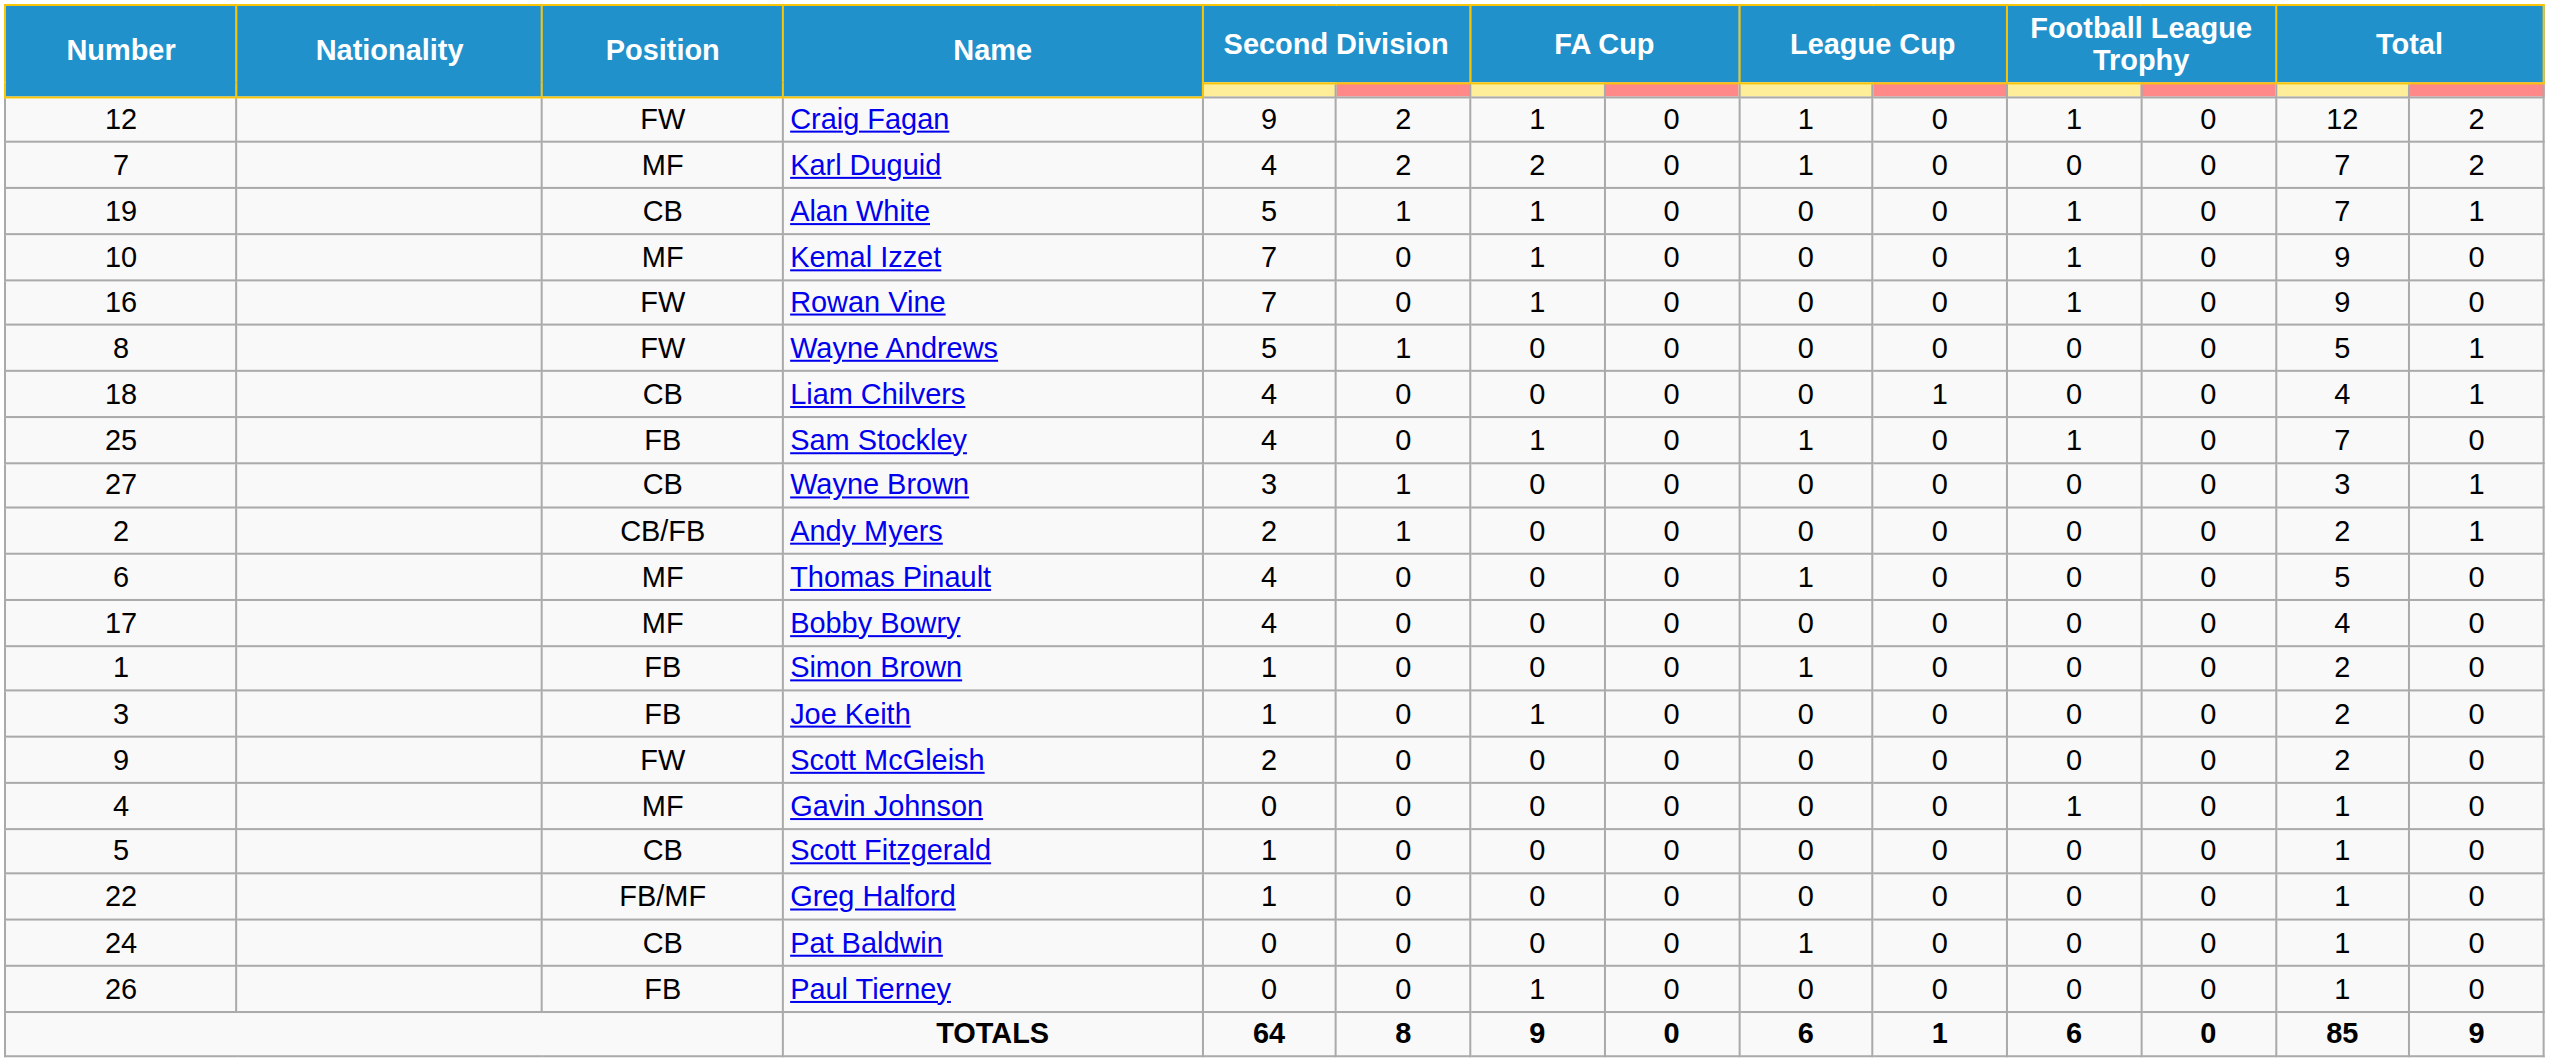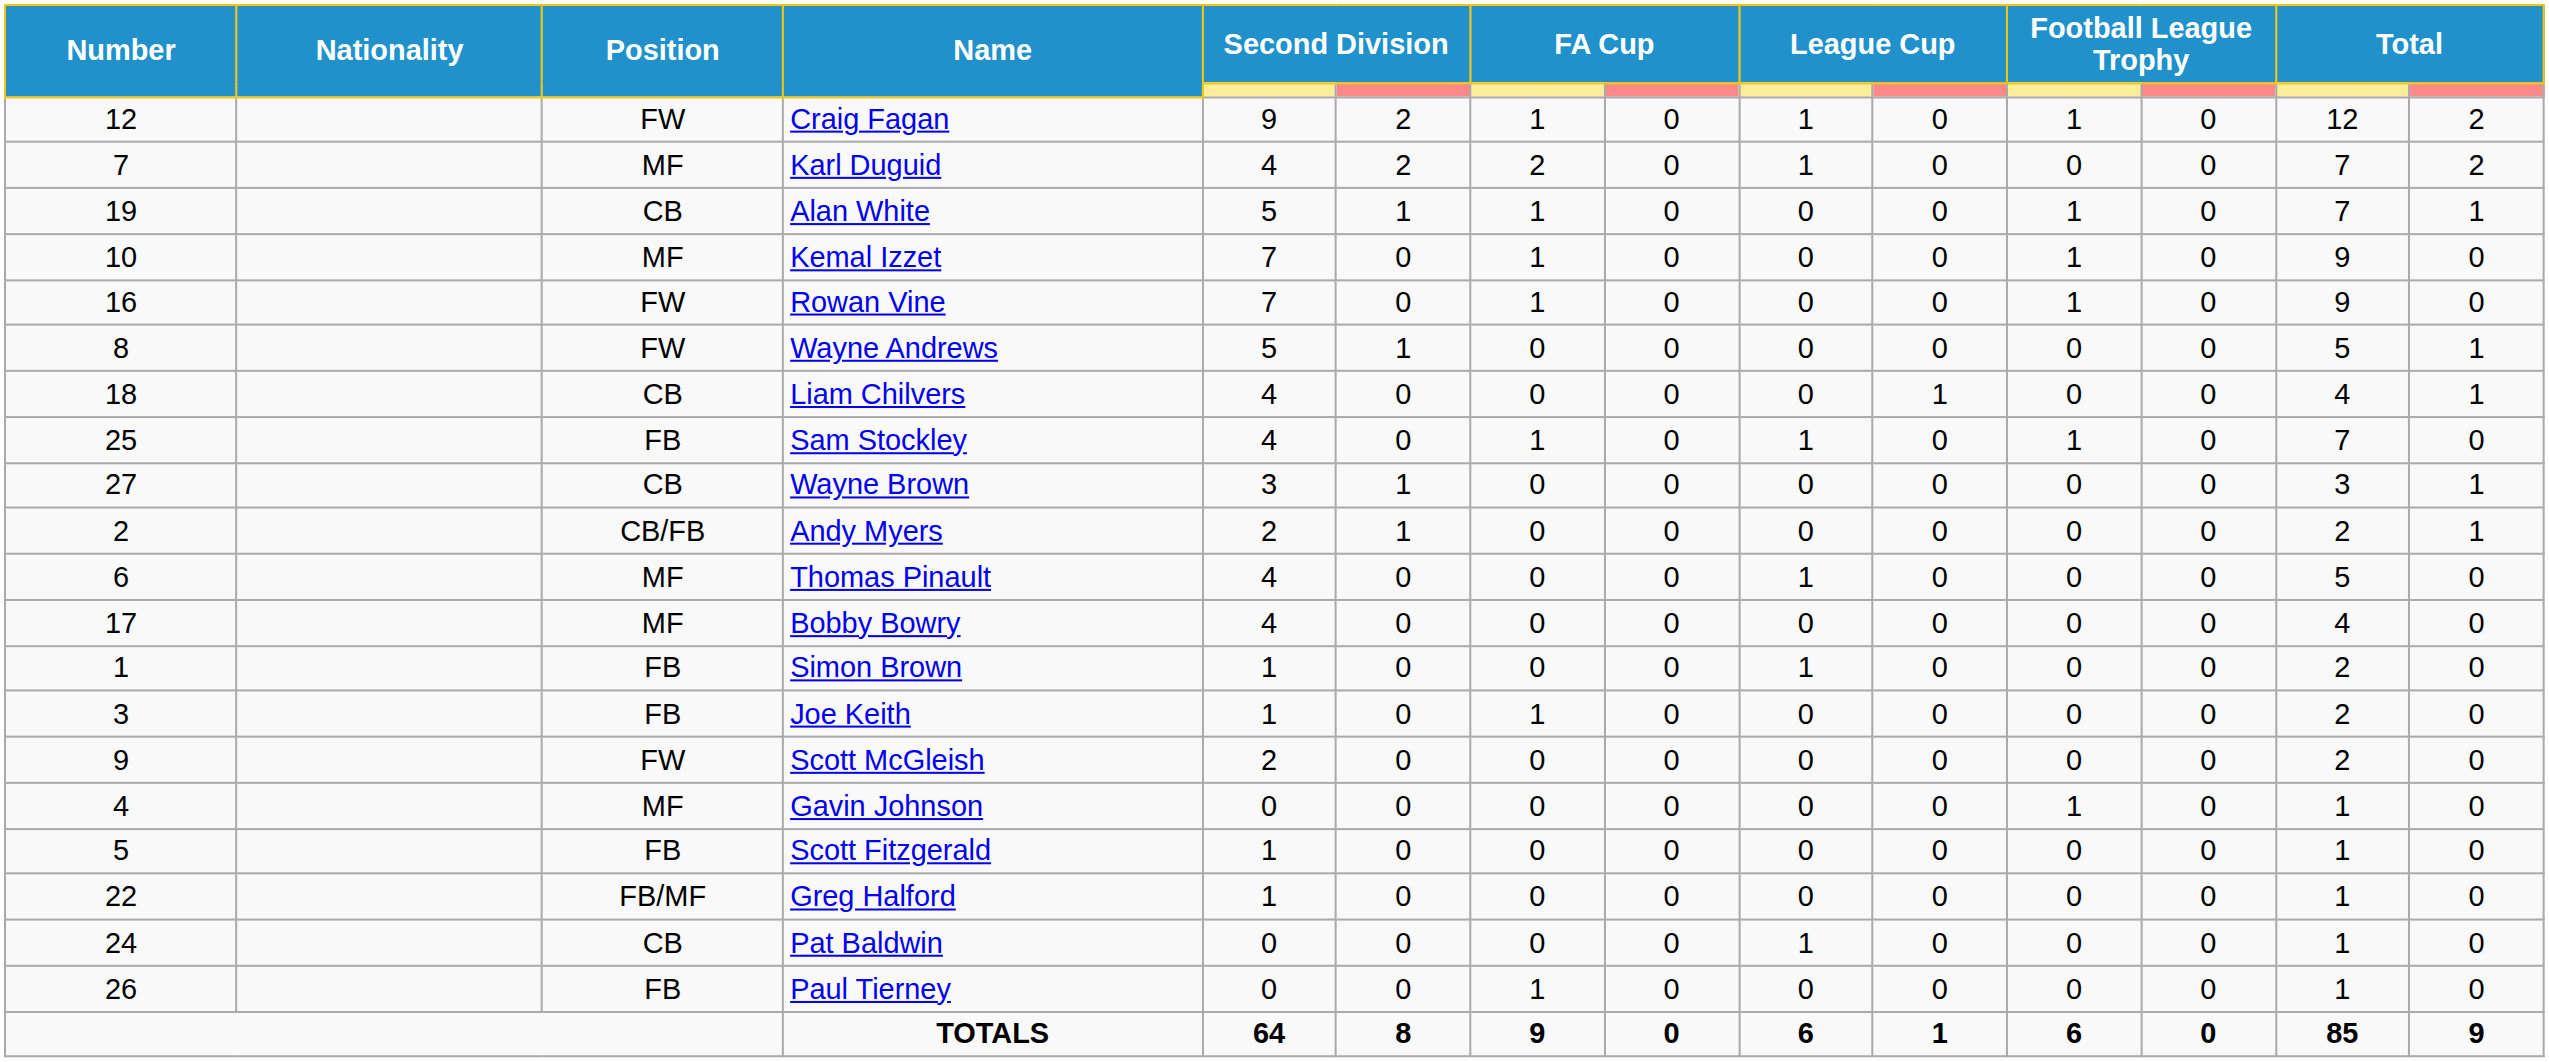(663, 851) CB -> (663, 851) FB
